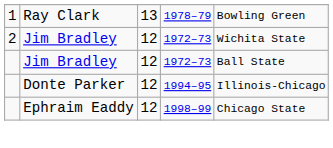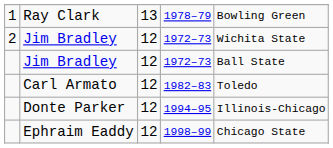+ row: (12, 85)
